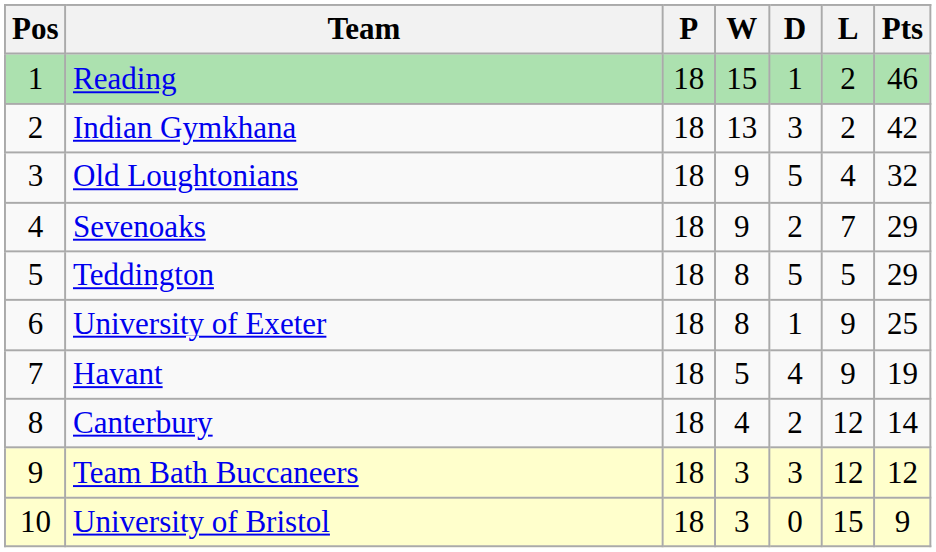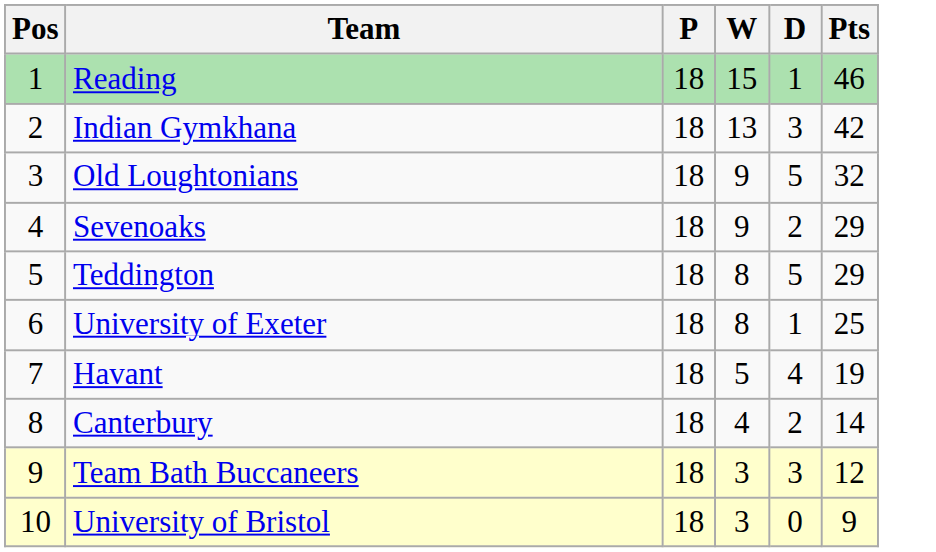- column: (848, 29)
